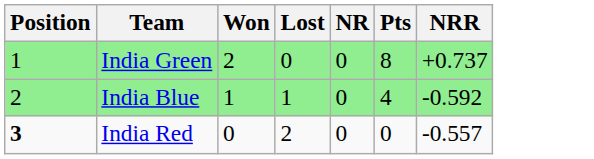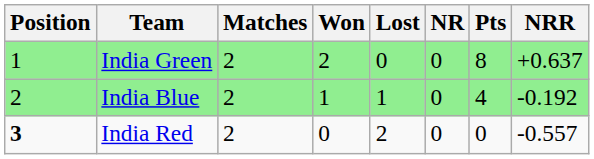+ column: (265, 23)
(455, 60) +0.737 -> (550, 60) +0.637
(452, 97) -0.592 -> (547, 97) -0.192
